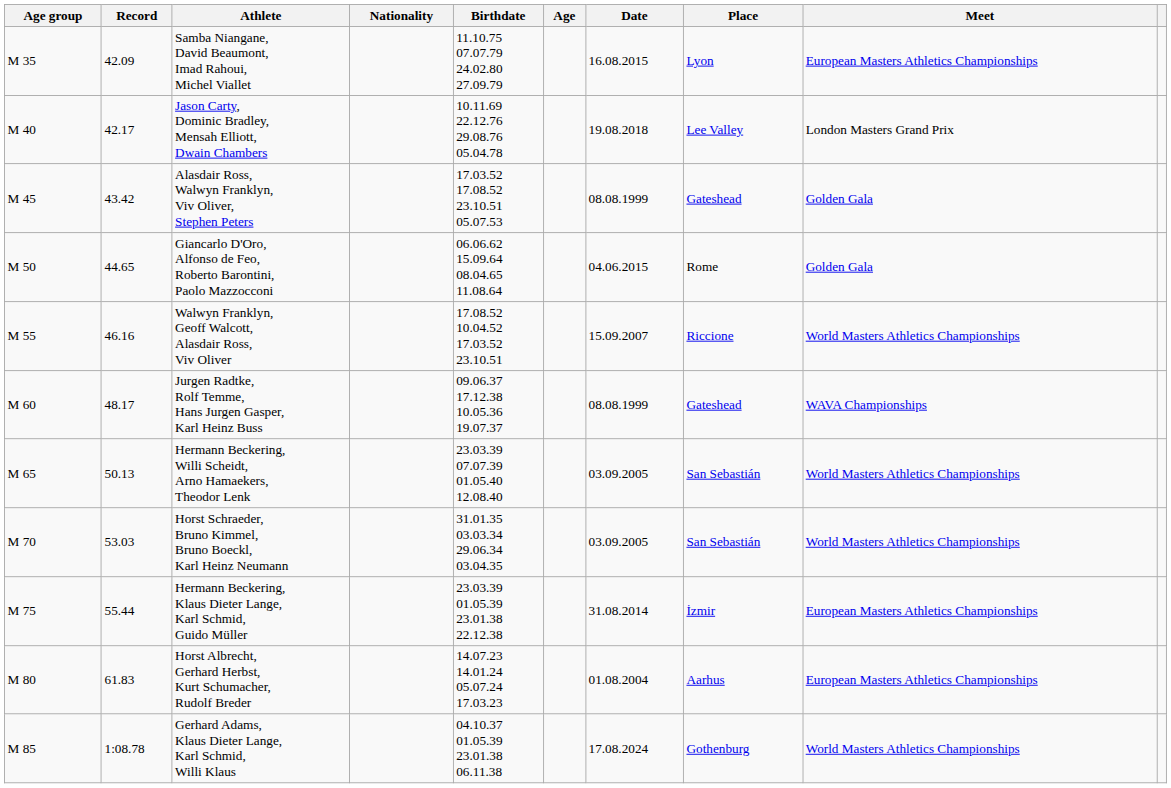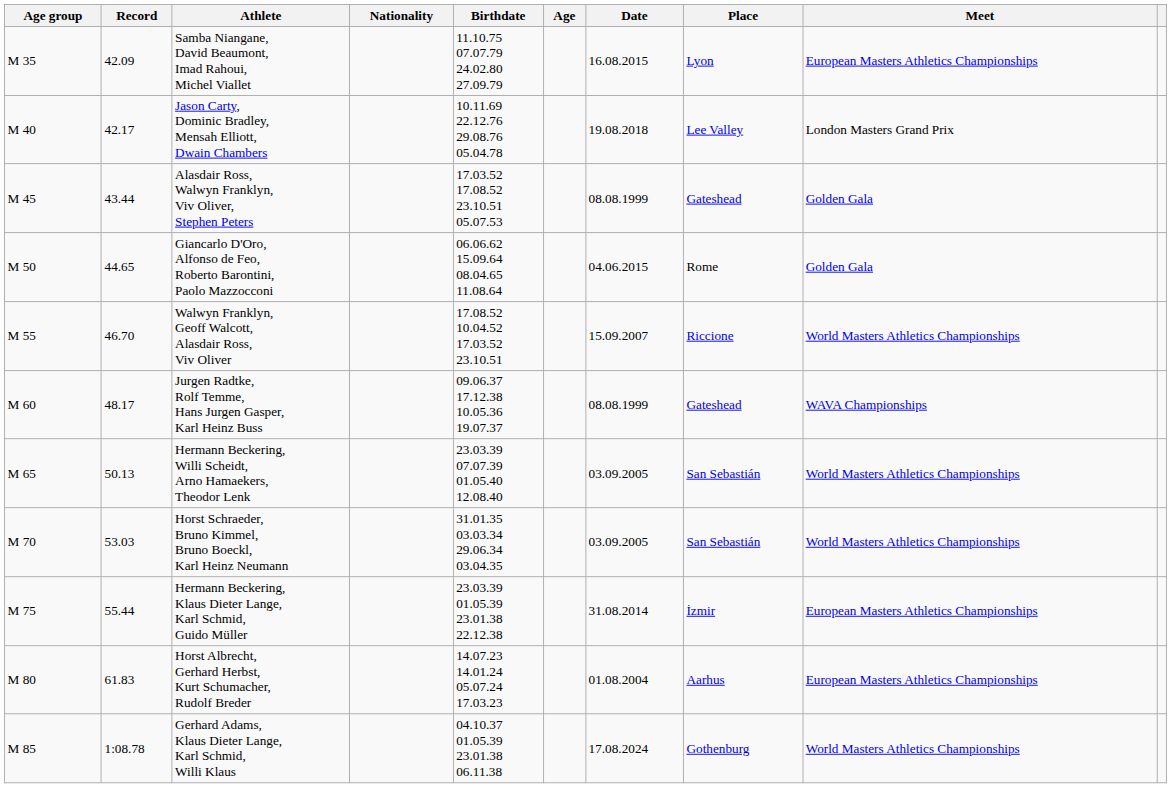(119, 198) 43.42 -> (119, 198) 43.44
(119, 336) 46.16 -> (119, 336) 46.70
